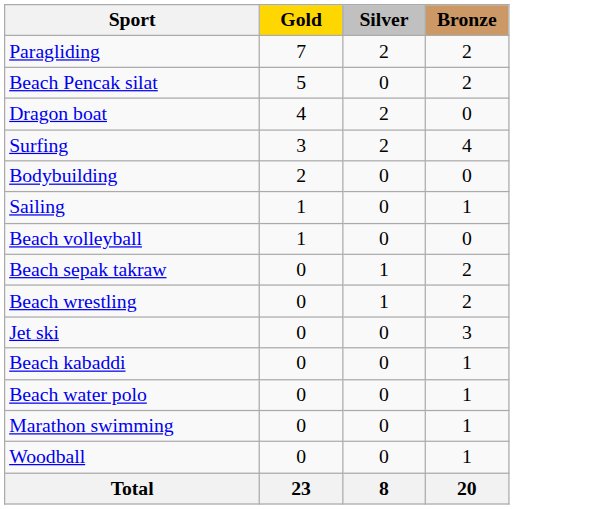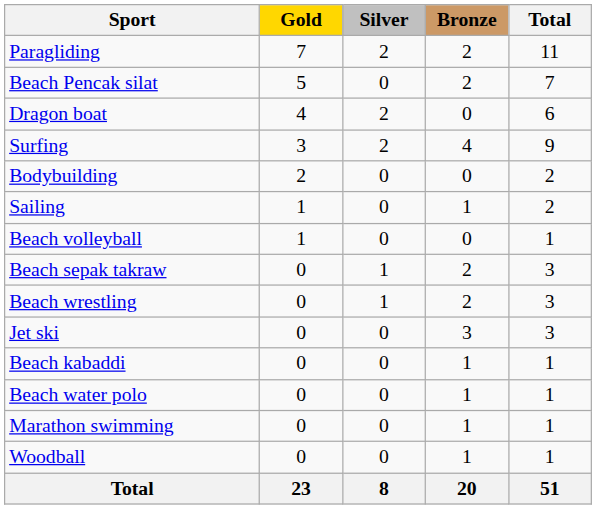+ column: (550, 20)
